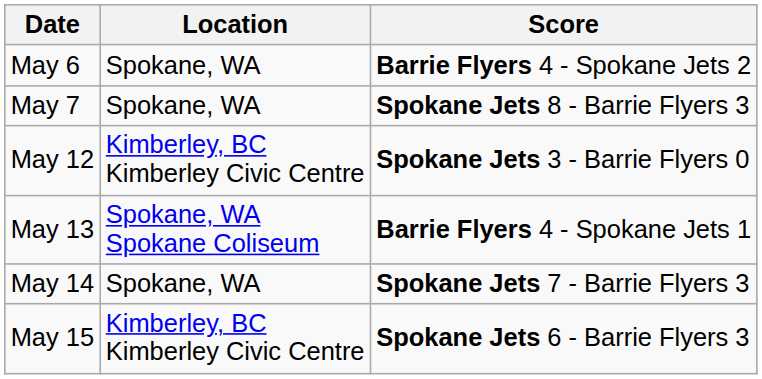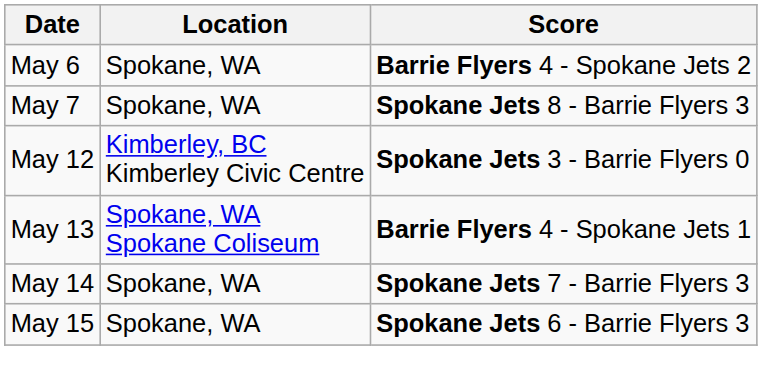(235, 338) Kimberley, BC Kimberley Civic Centre -> (183, 323) Spokane, WA
